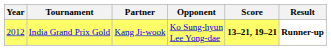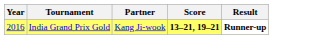- column: (196, 12)
(16, 32) 2012 -> (16, 27) 2016
